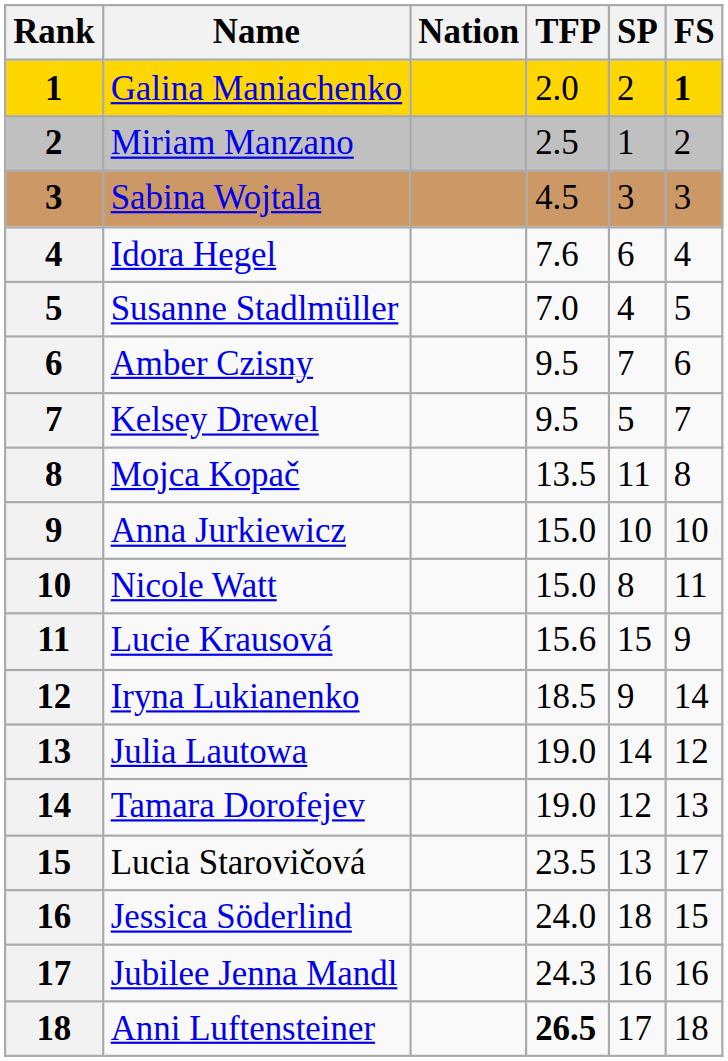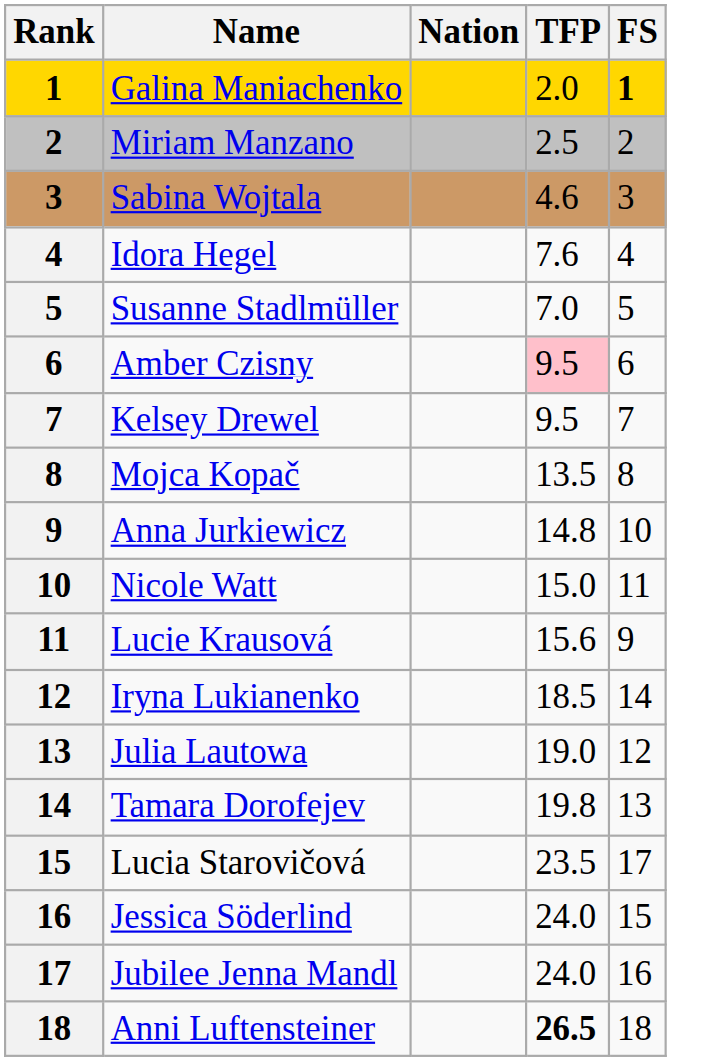- column: (637, 32)
(557, 198) 4.5 -> (557, 198) 4.6
(557, 364) no background -> (557, 364) pink background
(566, 530) 15.0 -> (566, 530) 14.8
(566, 806) 19.0 -> (566, 806) 19.8
(566, 972) 24.3 -> (566, 972) 24.0
